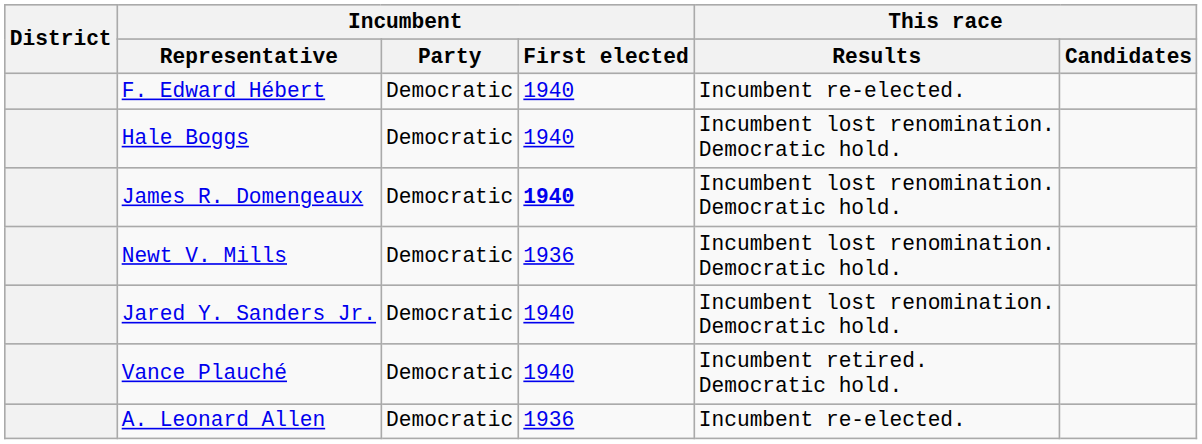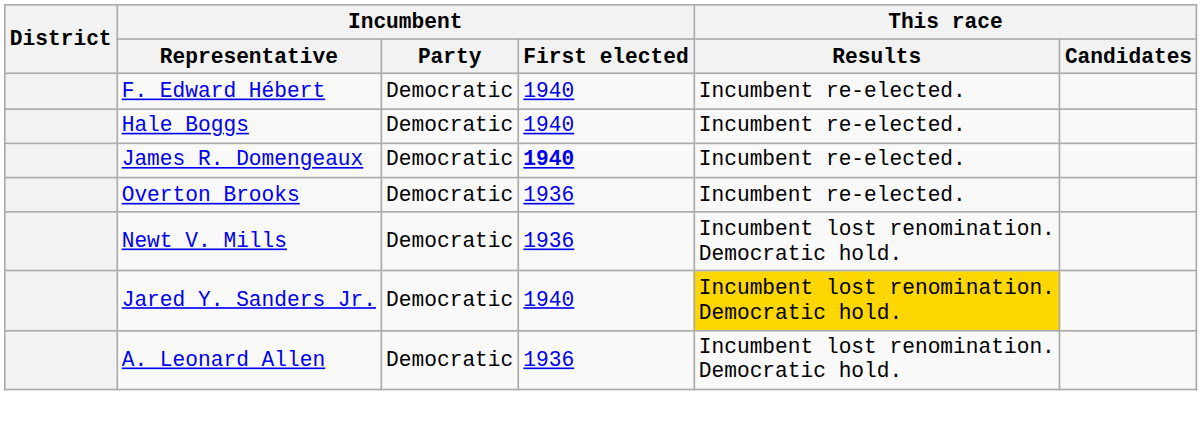(877, 138) Incumbent lost renomination. Democratic hold. -> (832, 126) Incumbent re-elected.
(877, 197) Incumbent lost renomination. Democratic hold. -> (832, 160) Incumbent re-elected.
+ row: (211, 195)
(877, 315) no background -> (877, 301) gold background
- row: (204, 374)
(832, 421) Incumbent re-elected. -> (877, 359) Incumbent lost renomination. Democratic hold.
